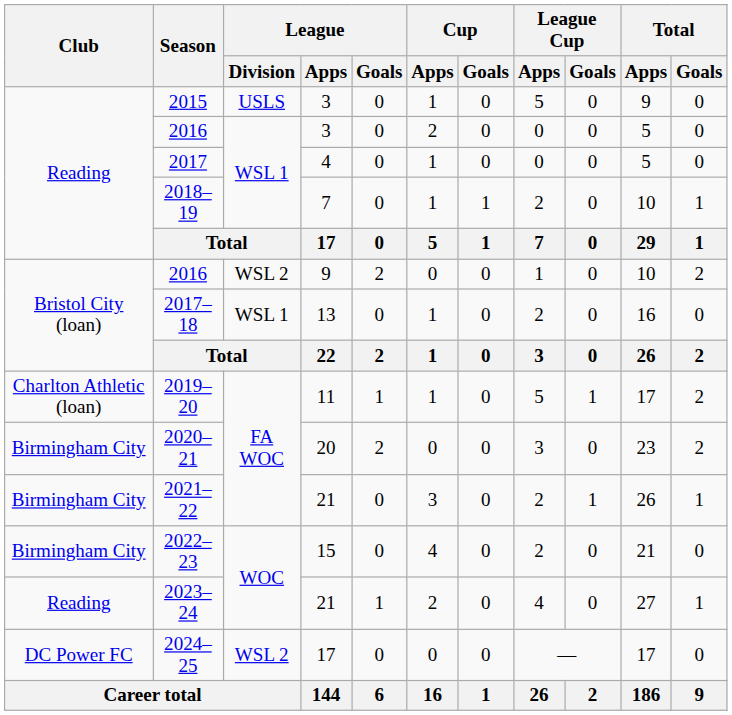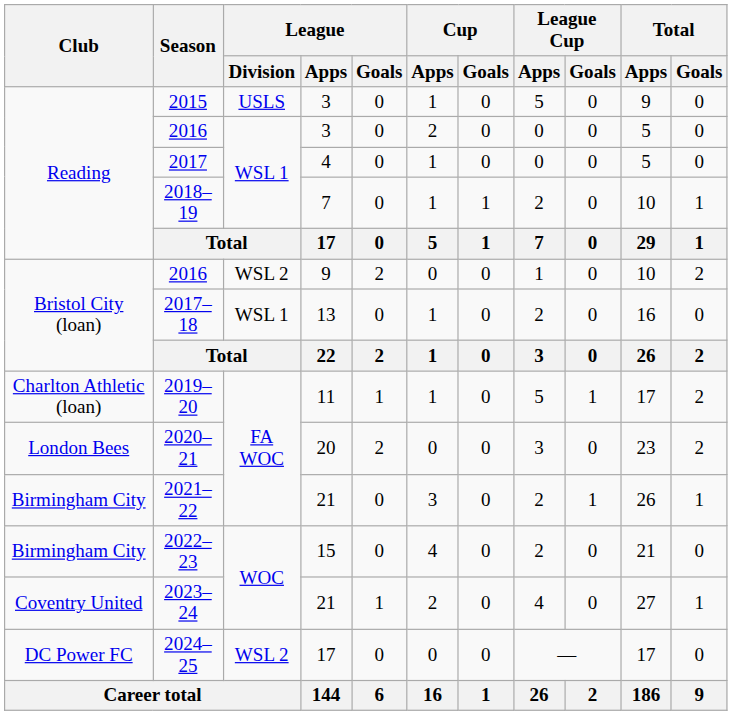(79, 448) Birmingham City -> (79, 448) London Bees
(79, 602) Reading -> (79, 602) Coventry United
